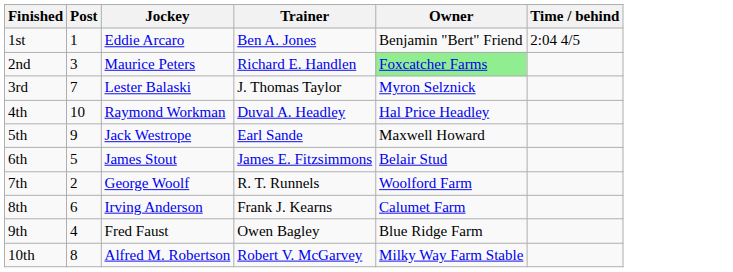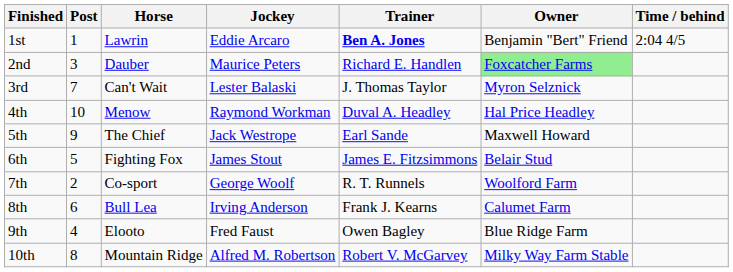+ column: (154, 16)
(277, 40) normal -> (383, 40) bold
